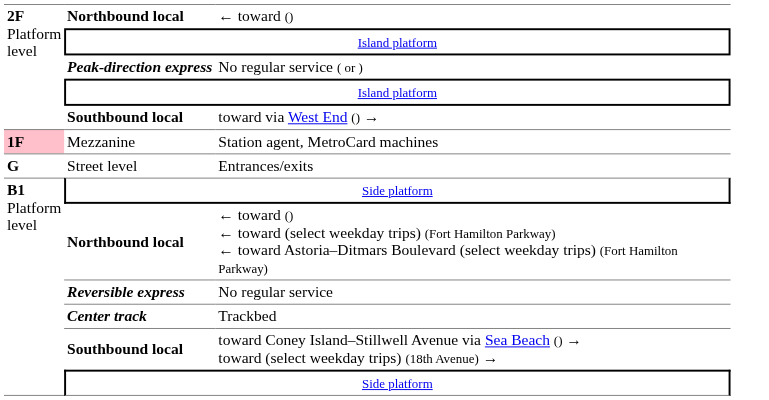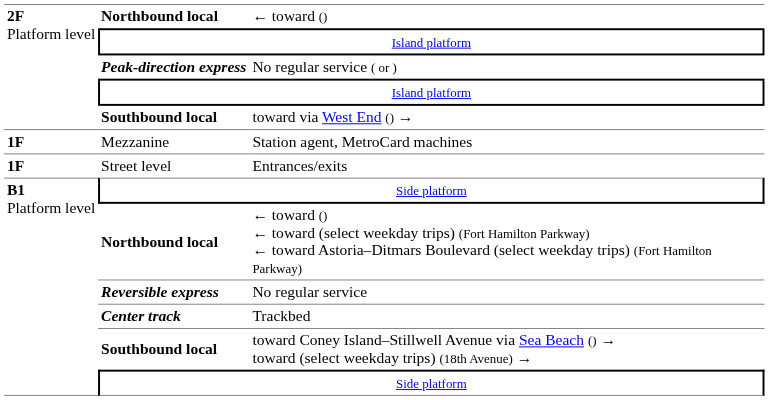(16, 141) pink background -> (16, 141) no background
(13, 166) G -> (16, 166) 1F
